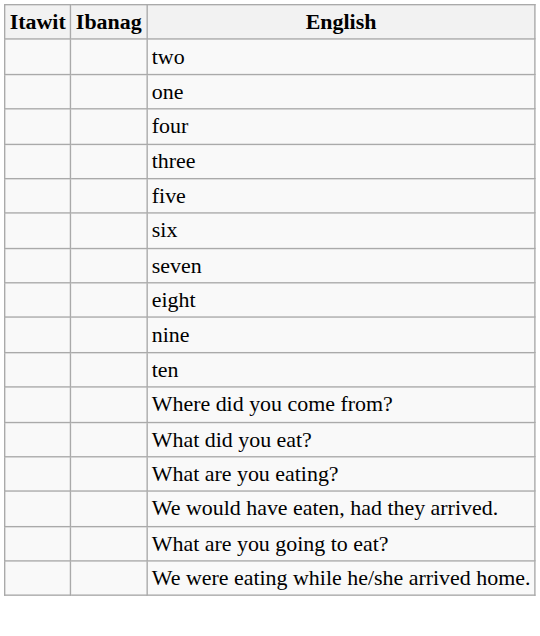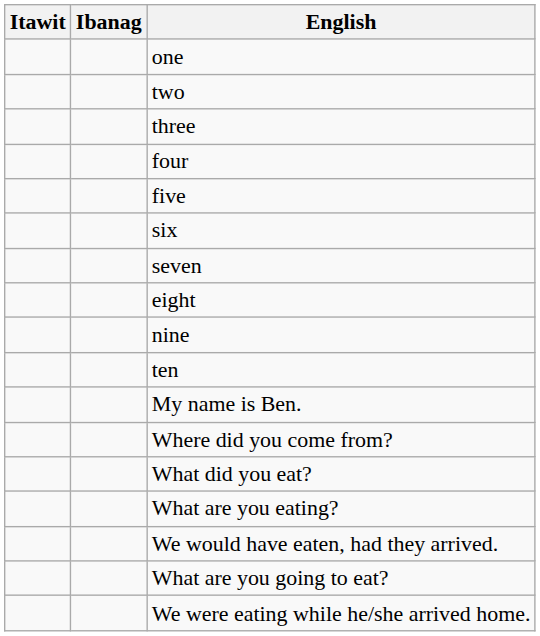rows swapped: (168, 91) <-> (168, 56)
rows swapped: (174, 160) <-> (170, 126)
+ row: (227, 404)
